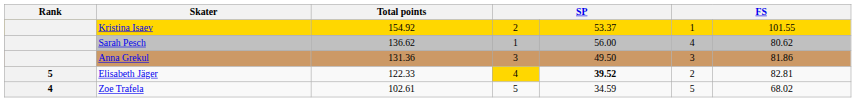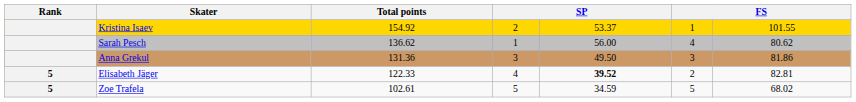(516, 74) gold background -> (516, 74) no background
(50, 89) 4 -> (50, 89) 5
